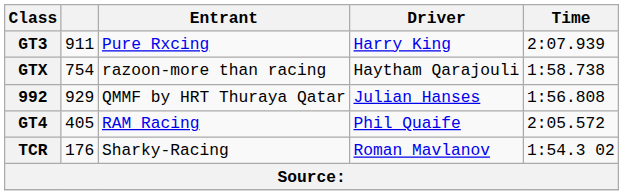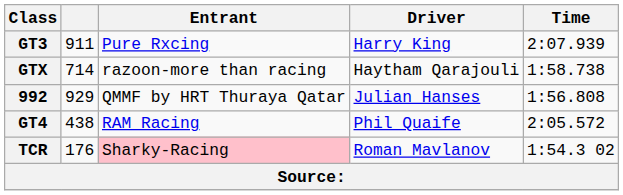(80, 71) 754 -> (80, 71) 714
(80, 124) 405 -> (80, 124) 438
(165, 150) no background -> (165, 150) pink background
